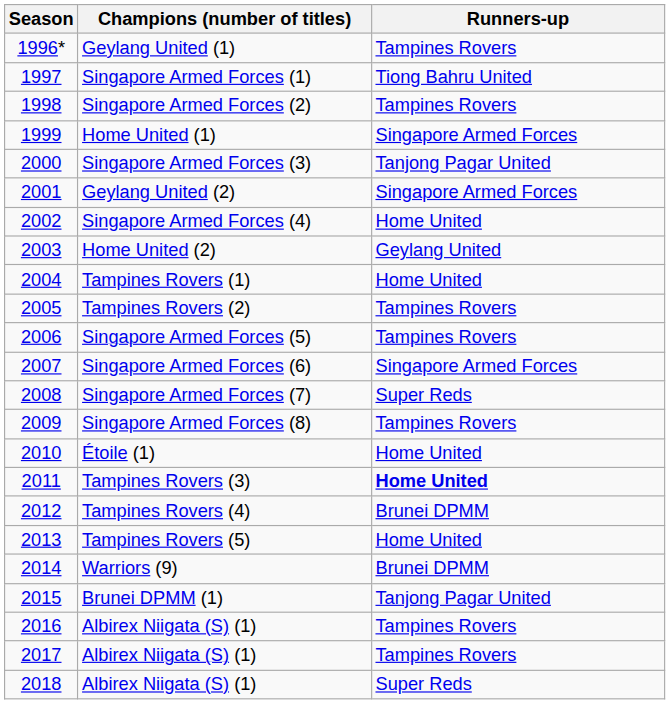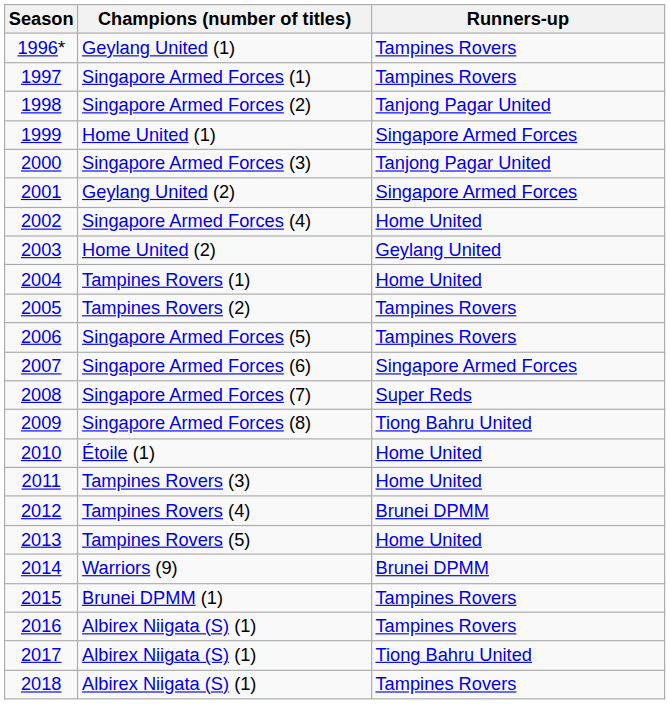(454, 76) Tiong Bahru United -> (446, 76) Tampines Rovers
(446, 105) Tampines Rovers -> (463, 105) Tanjong Pagar United
(446, 423) Tampines Rovers -> (454, 423) Tiong Bahru United
(432, 481) bold -> (429, 481) normal
(463, 597) Tanjong Pagar United -> (446, 597) Tampines Rovers
(446, 655) Tampines Rovers -> (454, 655) Tiong Bahru United
(424, 684) Super Reds -> (446, 684) Tampines Rovers
